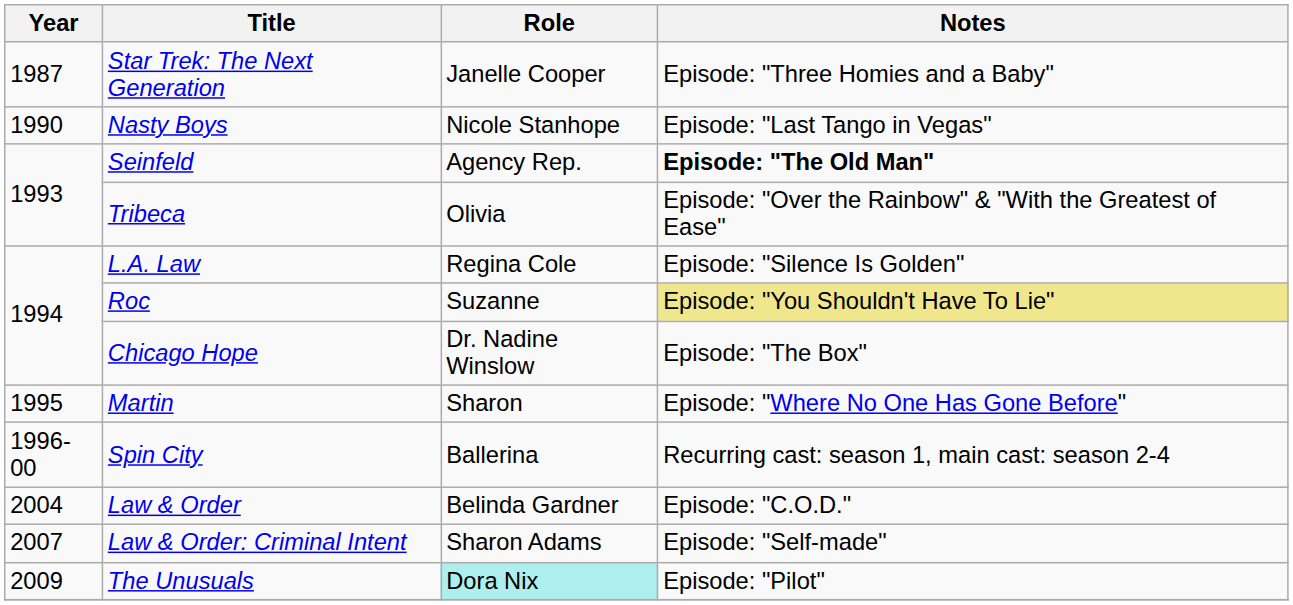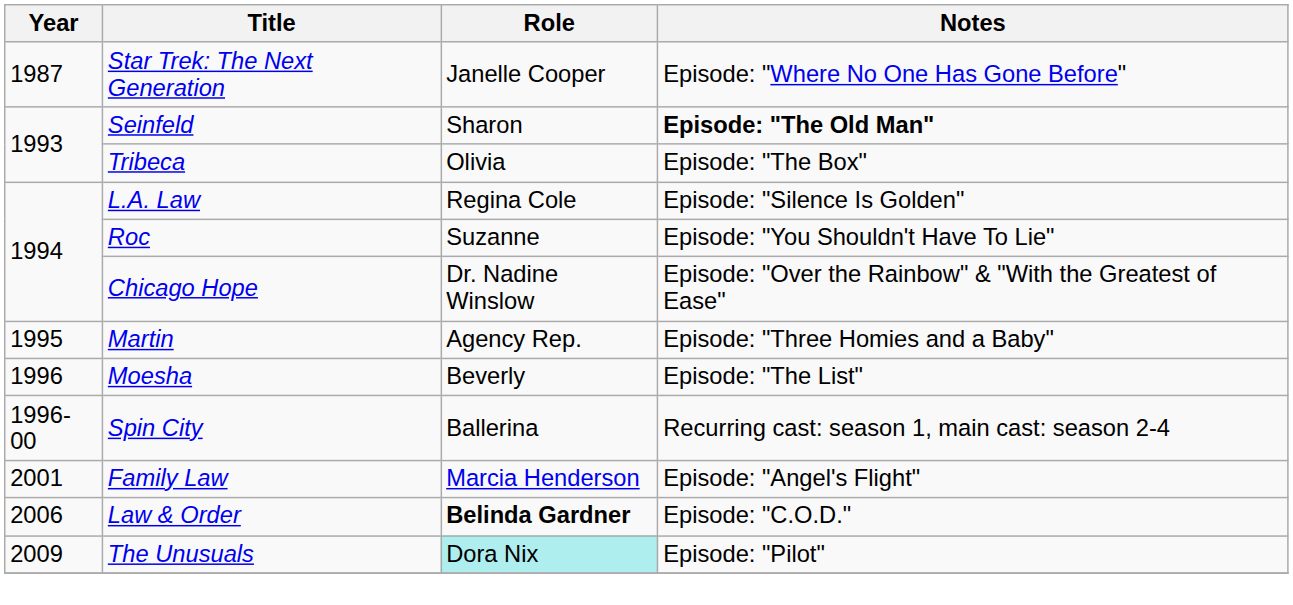(859, 74) Episode: "Three Homies and a Baby" -> (895, 74) Episode: "Where No One Has Gone Before"
- row: (168, 125)
(514, 162) Agency Rep. -> (484, 125) Sharon
(940, 213) Episode: "Over the Rainbow" & "With the Greatest of Ease" -> (765, 162) Episode: "The Box"
(859, 301) khaki background -> (859, 237) no background
(765, 352) Episode: "The Box" -> (940, 288) Episode: "Over the Rainbow" & "With the Greatest of Ease"
(484, 403) Sharon -> (514, 339) Agency Rep.
(895, 403) Episode: "Where No One Has Gone Before" -> (859, 339) Episode: "Three Homies and a Baby"
+ row: (150, 376)
+ row: (168, 478)
(37, 505) 2004 -> (37, 516) 2006
(532, 505) normal -> (538, 516) bold
- row: (257, 542)
